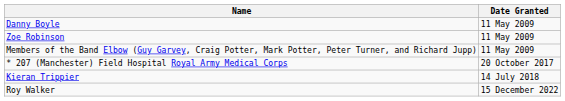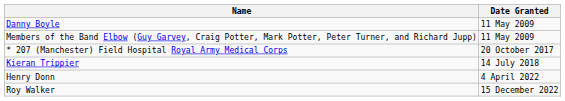- row: (35, 37)
+ row: (30, 77)
